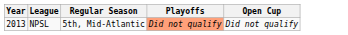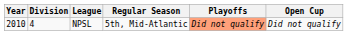+ column: (49, 11)
(16, 24) 2013 -> (16, 24) 2010
